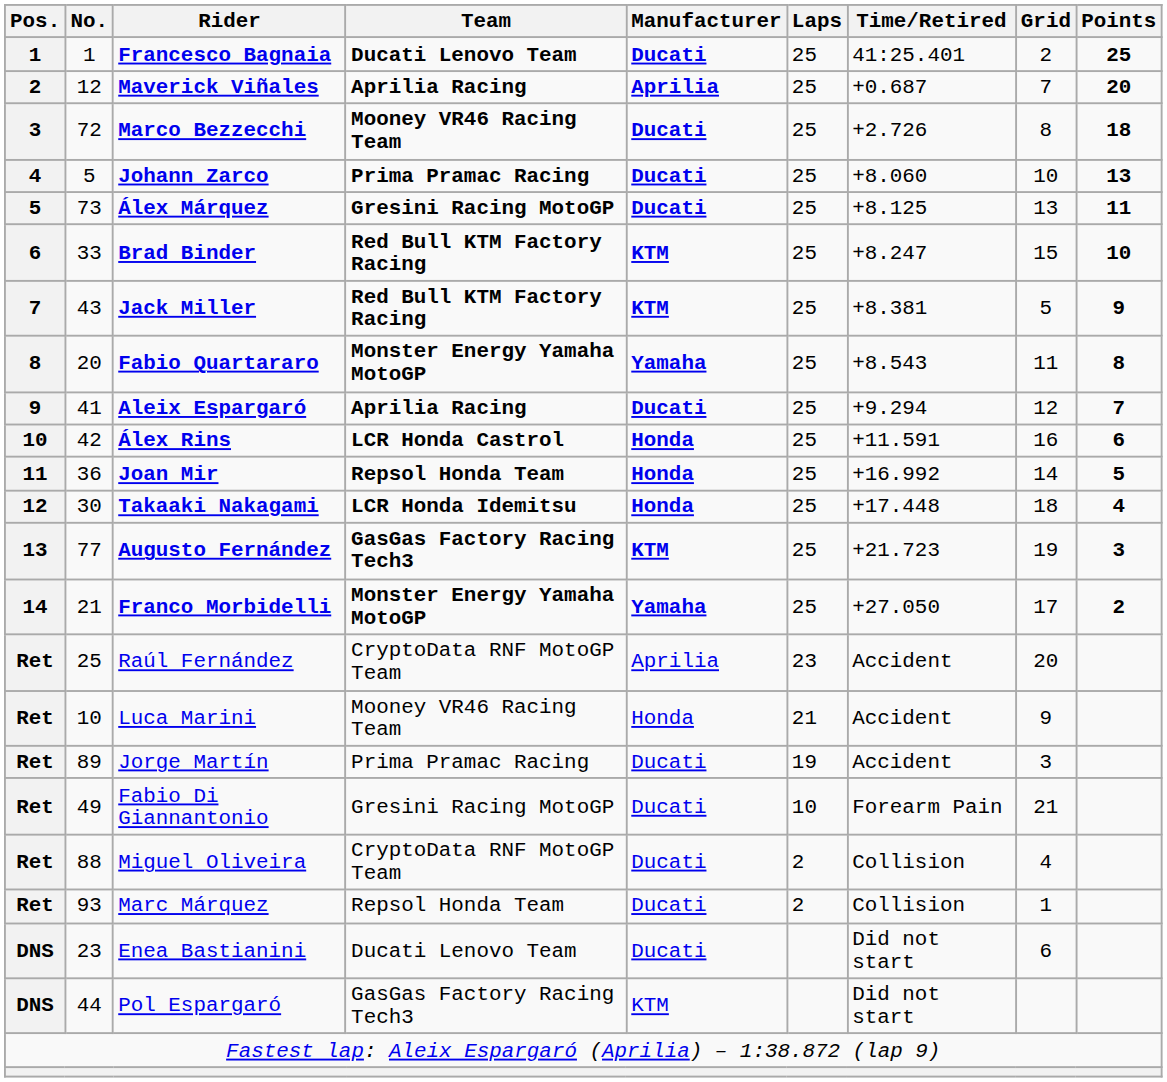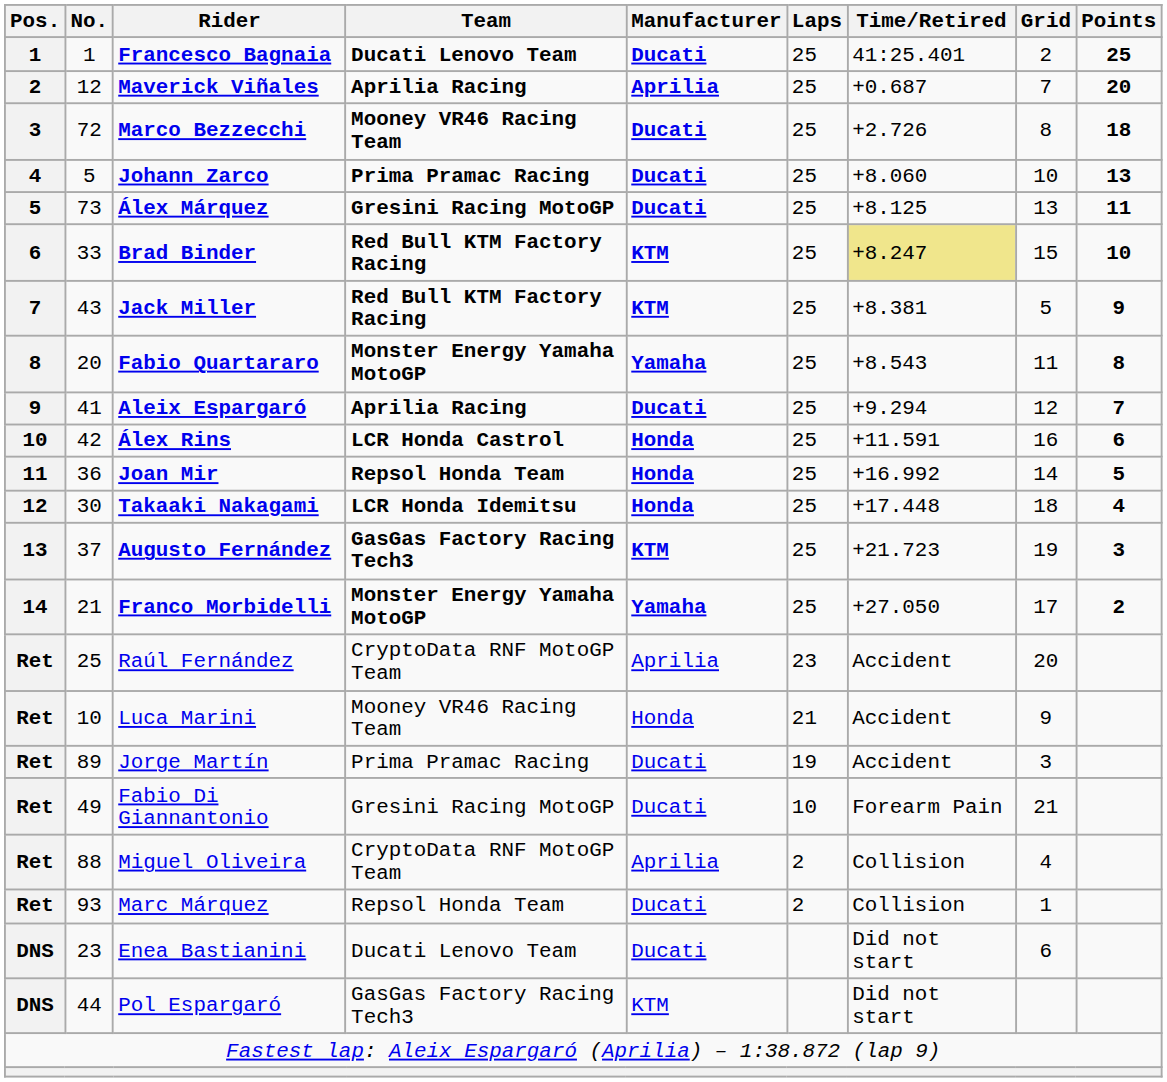(890, 253) no background -> (890, 253) khaki background
(89, 551) 77 -> (89, 551) 37
(669, 862) Ducati -> (675, 862) Aprilia
